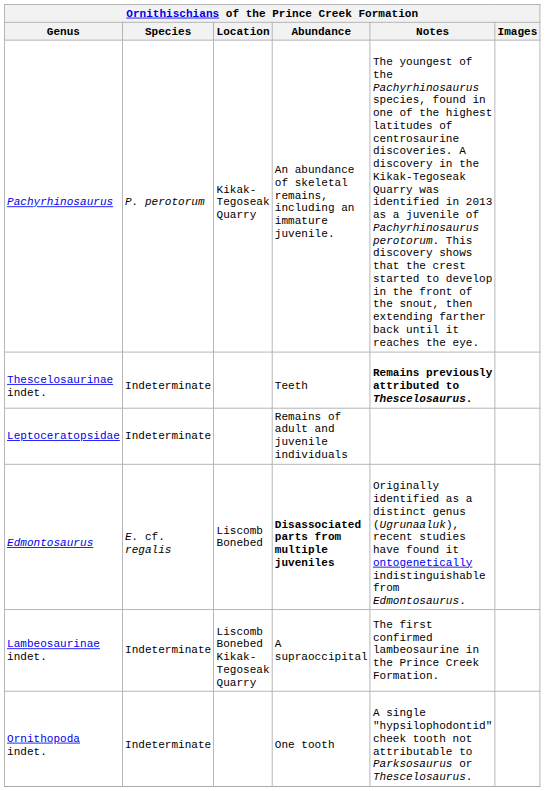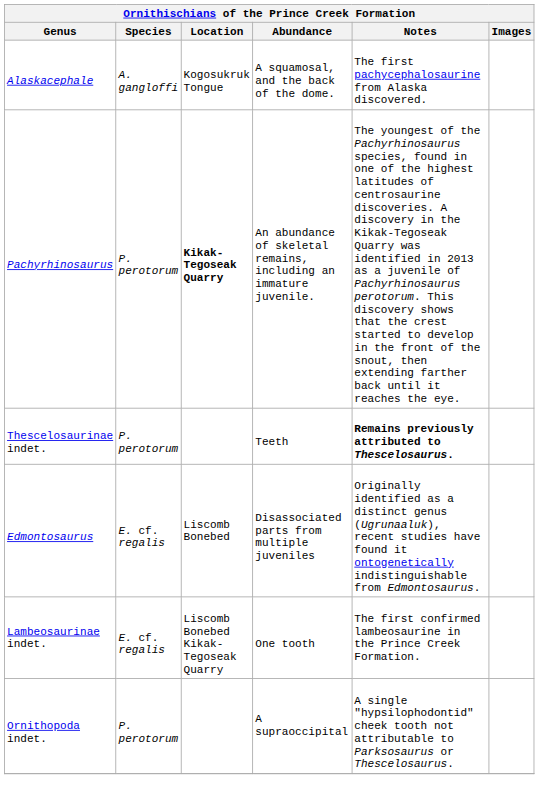+ row: (50, 81)
(243, 202) normal -> (210, 265) bold
(168, 386) Indeterminate -> (148, 442) P. perotorum
- row: (63, 436)
(318, 543) bold -> (298, 537) normal
(168, 651) Indeterminate -> (142, 644) E. cf. regalis
(321, 651) A supraoccipital -> (285, 644) One tooth
(168, 745) Indeterminate -> (148, 732) P. perotorum
(305, 745) One tooth -> (302, 726) A supraoccipital
